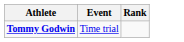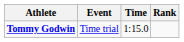+ column: (136, 13)
